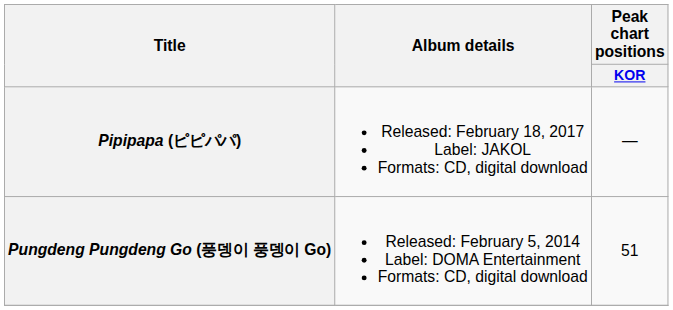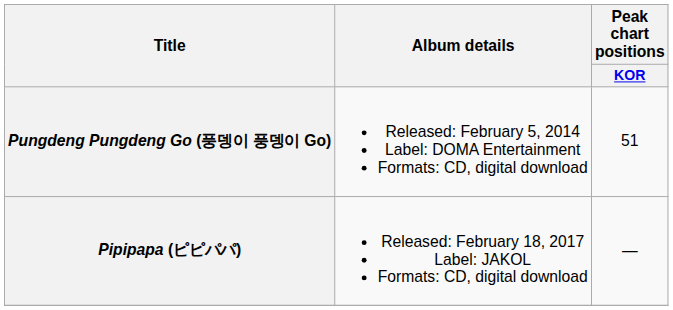rows swapped: (170, 250) <-> (170, 141)
